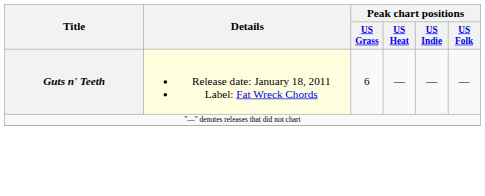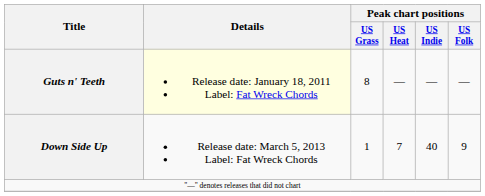(367, 81) 6 -> (367, 81) 8
+ row: (74, 147)
